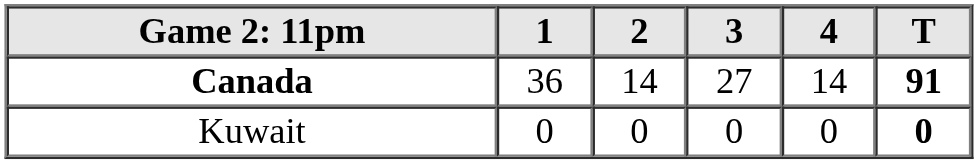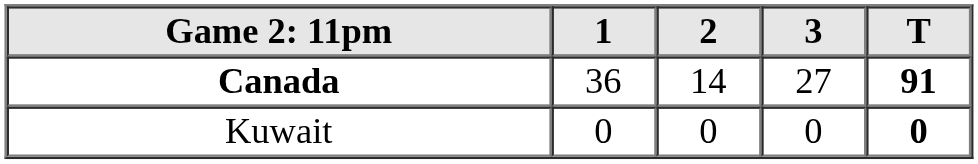- column: (829, 30)
